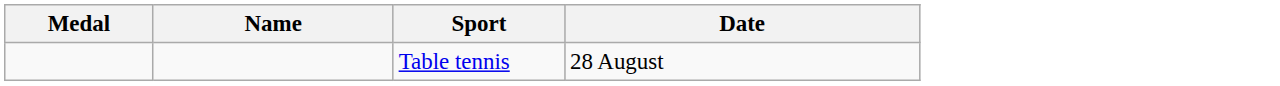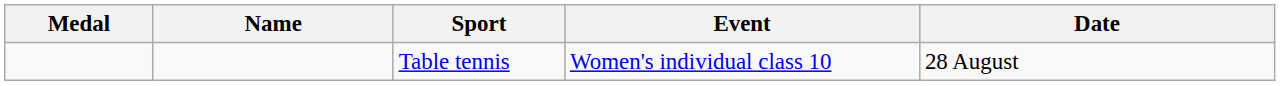+ column: (742, 23)
